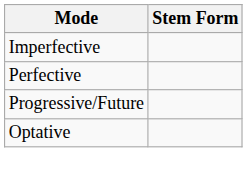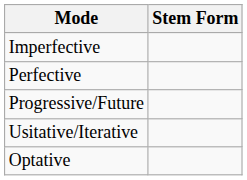+ row: (73, 132)
